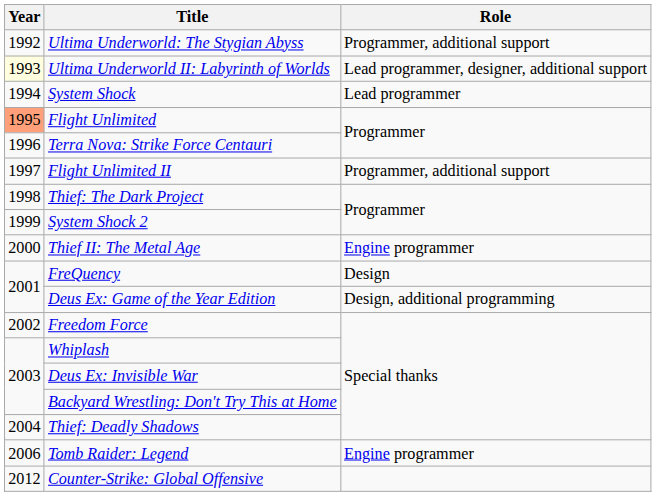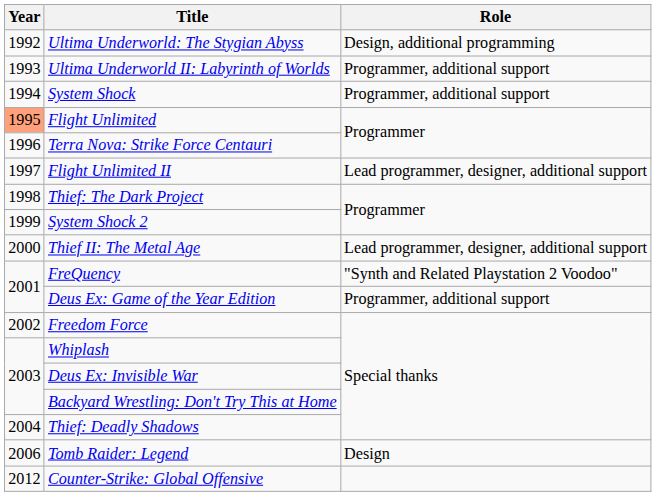(447, 42) Programmer, additional support -> (449, 42) Design, additional programming
(24, 68) lightyellow background -> (24, 68) no background
(496, 68) Lead programmer, designer, additional support -> (447, 68) Programmer, additional support
(402, 94) Lead programmer -> (447, 94) Programmer, additional support
(447, 171) Programmer, additional support -> (496, 171) Lead programmer, designer, additional support
(409, 247) Engine programmer -> (496, 247) Lead programmer, designer, additional support
(367, 273) Design -> (481, 273) "Synth and Related Playstation 2 Voodoo"
(449, 299) Design, additional programming -> (447, 299) Programmer, additional support
(409, 453) Engine programmer -> (367, 453) Design
